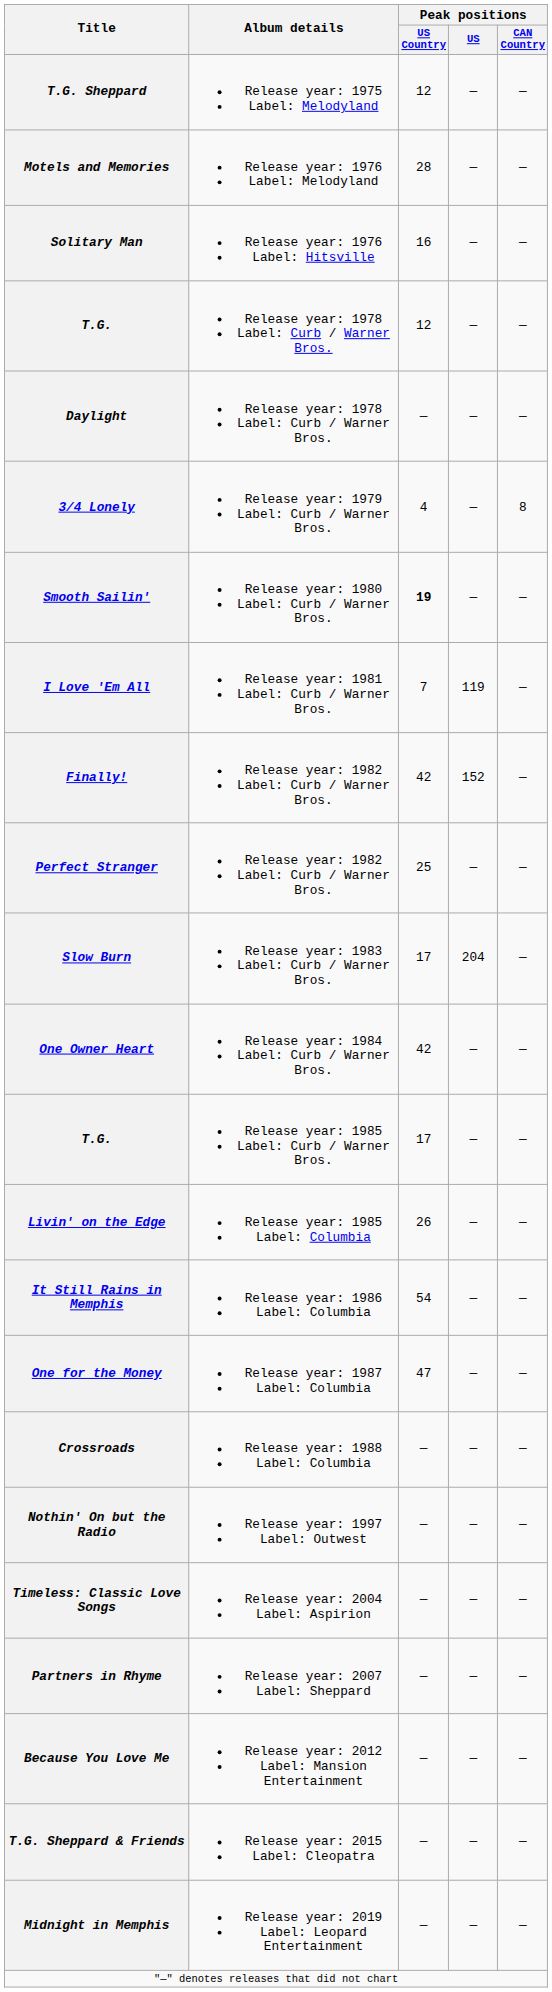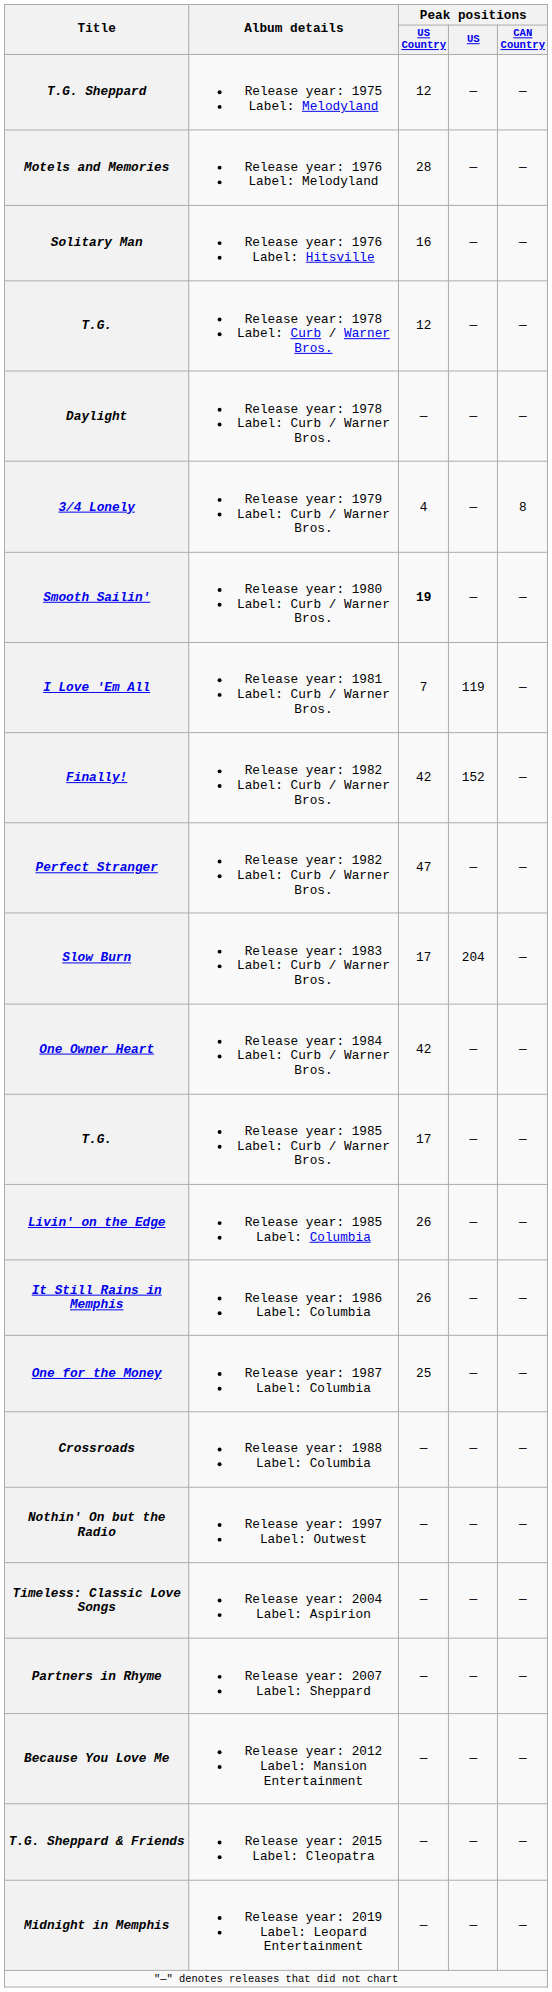(424, 868) 25 -> (424, 868) 47
(424, 1298) 54 -> (424, 1298) 26
(424, 1373) 47 -> (424, 1373) 25
